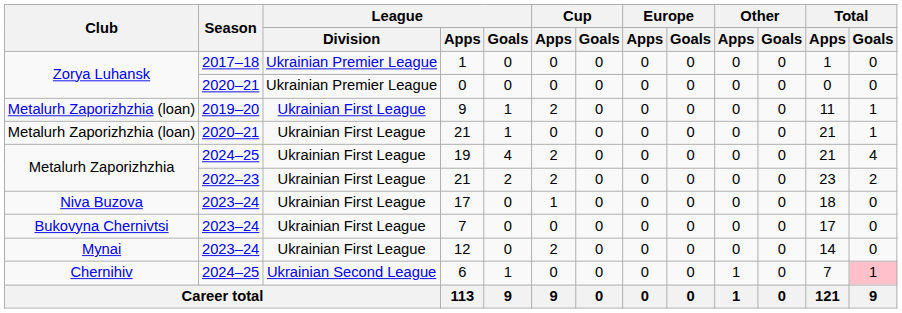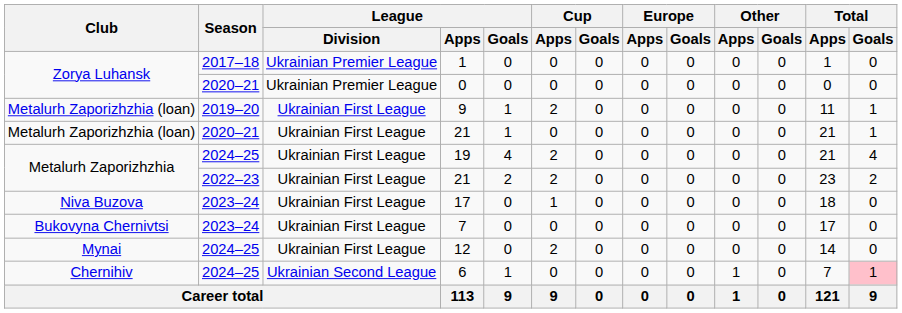(231, 249) 2023–24 -> (231, 249) 2024–25
